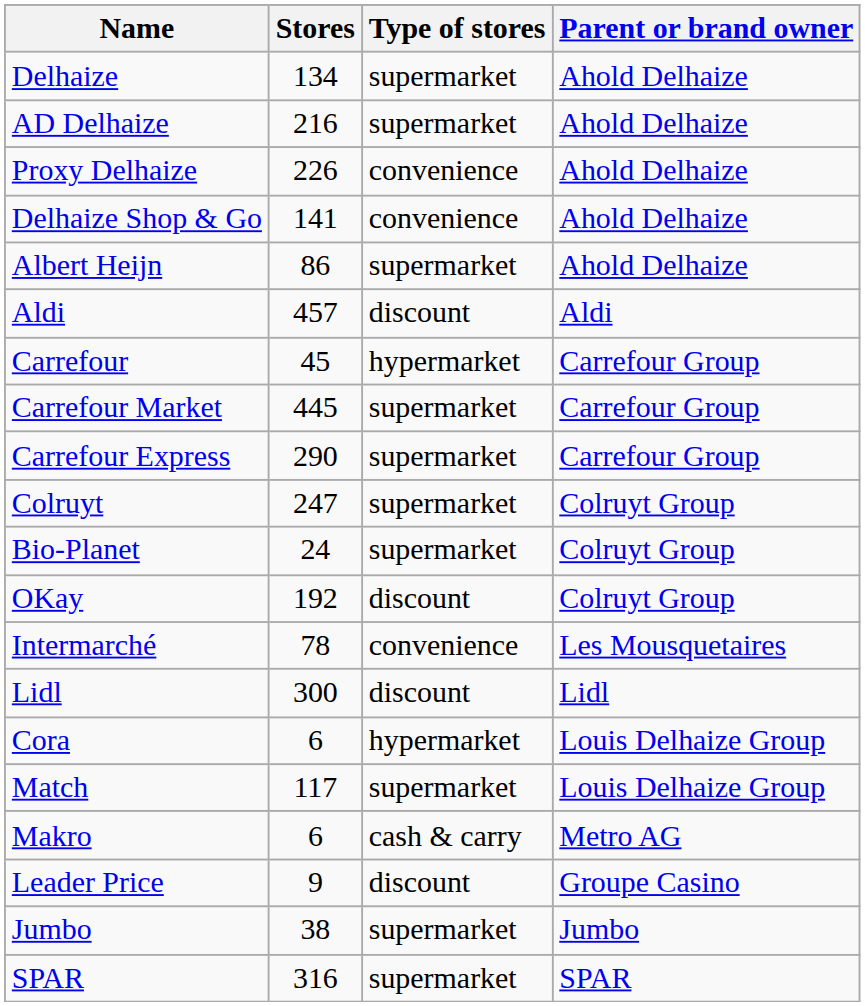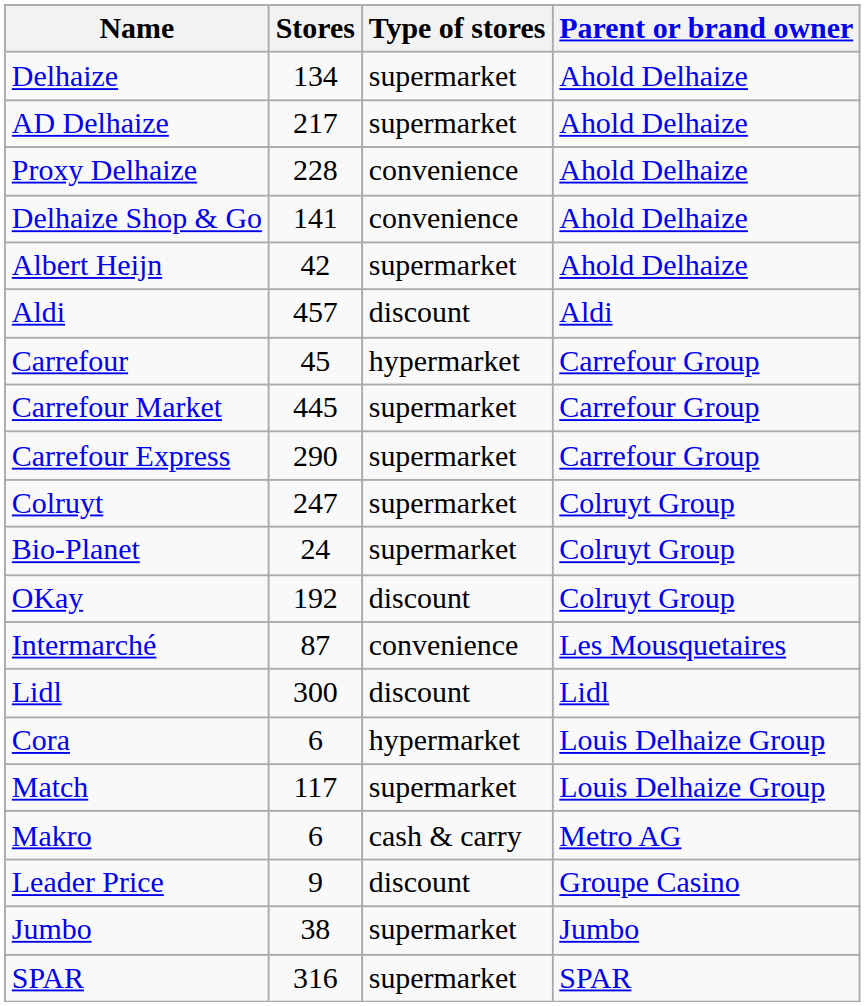(315, 123) 216 -> (315, 123) 217
(315, 170) 226 -> (315, 170) 228
(315, 265) 86 -> (315, 265) 42
(315, 645) 78 -> (315, 645) 87
